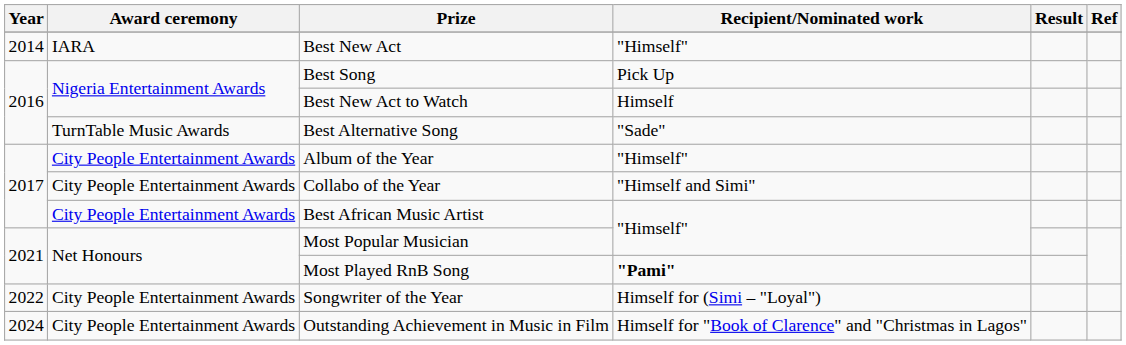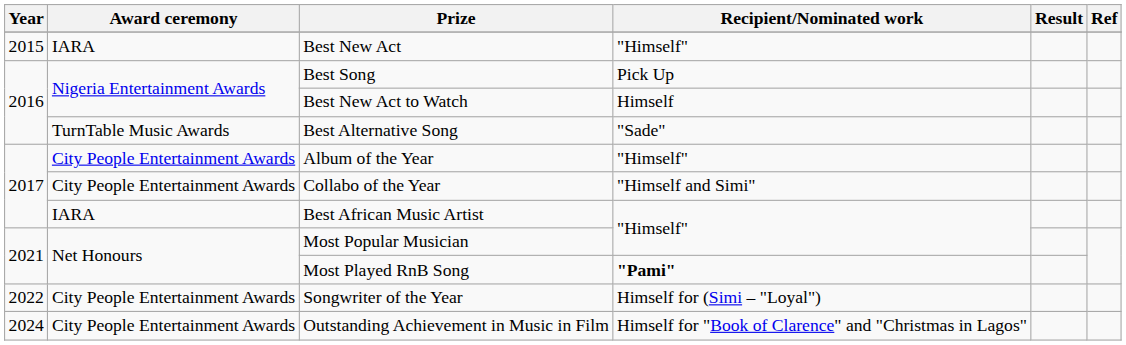(26, 46) 2014 -> (26, 46) 2015
(174, 213) City People Entertainment Awards -> (73, 213) IARA
